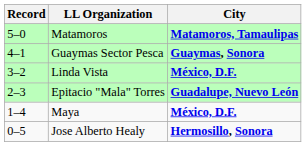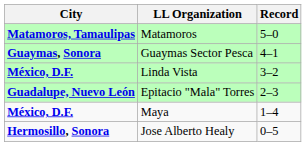columns swapped: (234, 14) <-> (26, 14)
